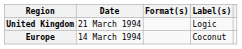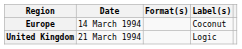rows swapped: (40, 37) <-> (40, 24)
